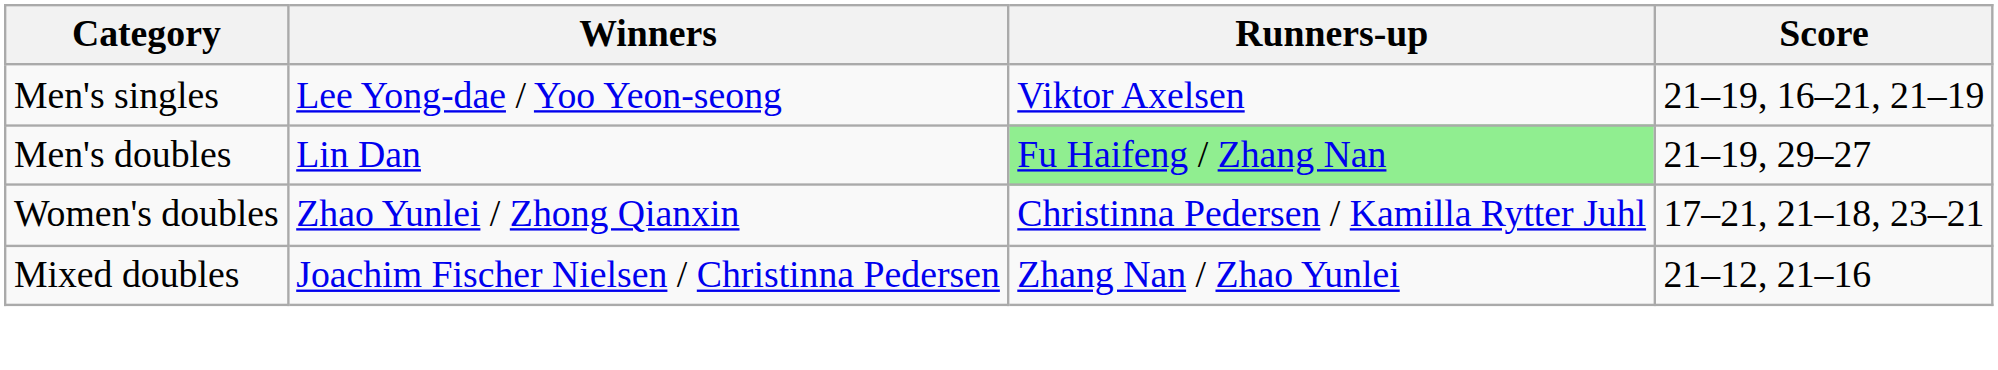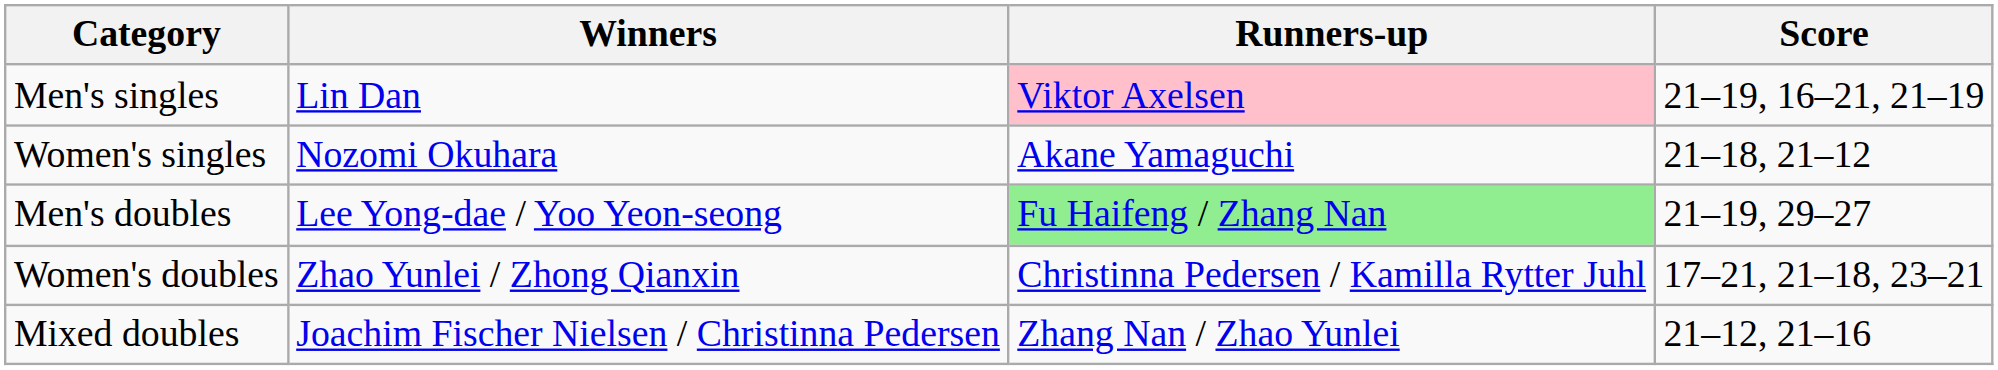(539, 94) Lee Yong-dae / Yoo Yeon-seong -> (359, 94) Lin Dan
(1131, 94) no background -> (1131, 94) pink background
+ row: (140, 154)
(359, 154) Lin Dan -> (539, 214) Lee Yong-dae / Yoo Yeon-seong
